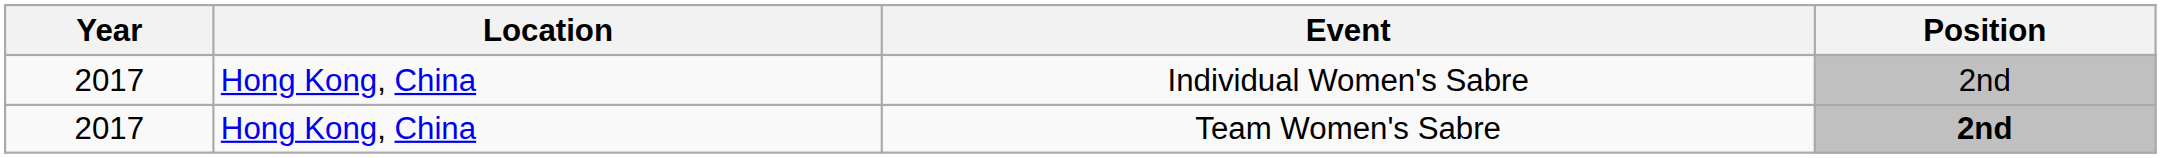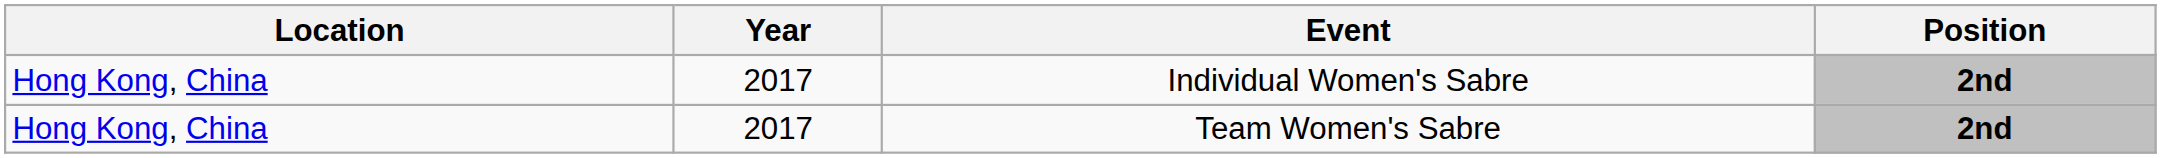columns swapped: (109, 30) <-> (548, 30)
(1985, 80) normal -> (1985, 80) bold
